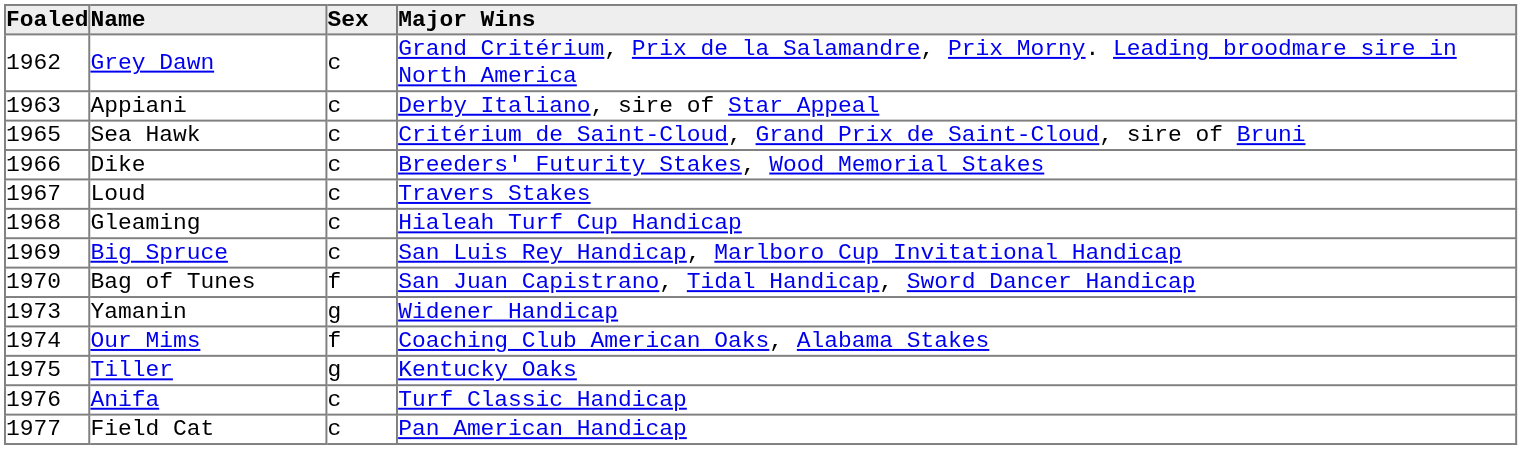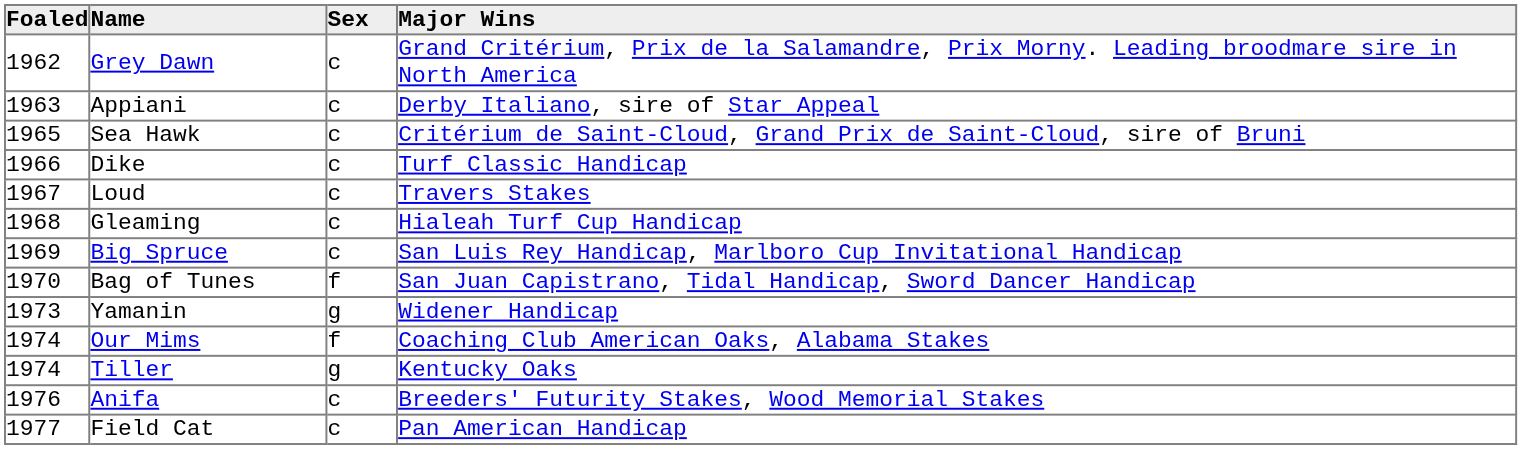(721, 165) Breeders' Futurity Stakes, Wood Memorial Stakes -> (542, 165) Turf Classic Handicap
(33, 371) 1975 -> (33, 371) 1974
(542, 400) Turf Classic Handicap -> (721, 400) Breeders' Futurity Stakes, Wood Memorial Stakes
